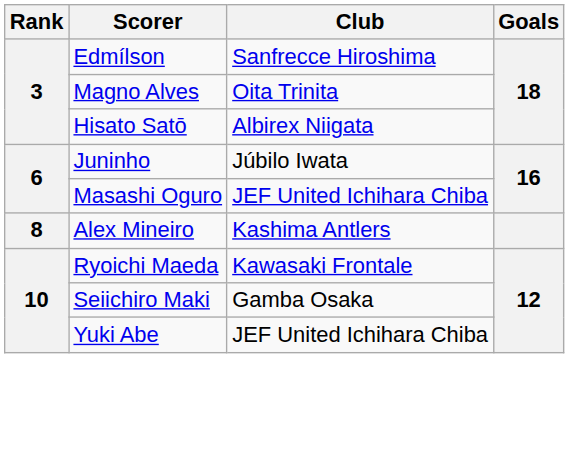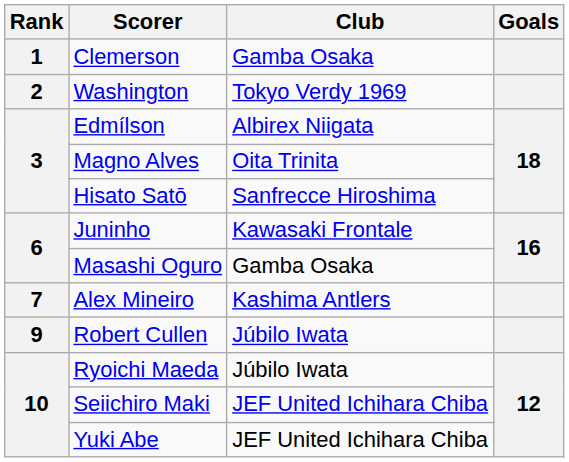+ row: (126, 56)
+ row: (131, 91)
(334, 56) Sanfrecce Hiroshima -> (303, 126) Albirex Niigata
(303, 126) Albirex Niigata -> (334, 195) Sanfrecce Hiroshima
(290, 160) Júbilo Iwata -> (322, 230) Kawasaki Frontale
(360, 195) JEF United Ichihara Chiba -> (303, 265) Gamba Osaka
(37, 230) 8 -> (37, 299) 7
+ row: (140, 334)
(322, 265) Kawasaki Frontale -> (290, 369) Júbilo Iwata
(303, 299) Gamba Osaka -> (360, 404) JEF United Ichihara Chiba
